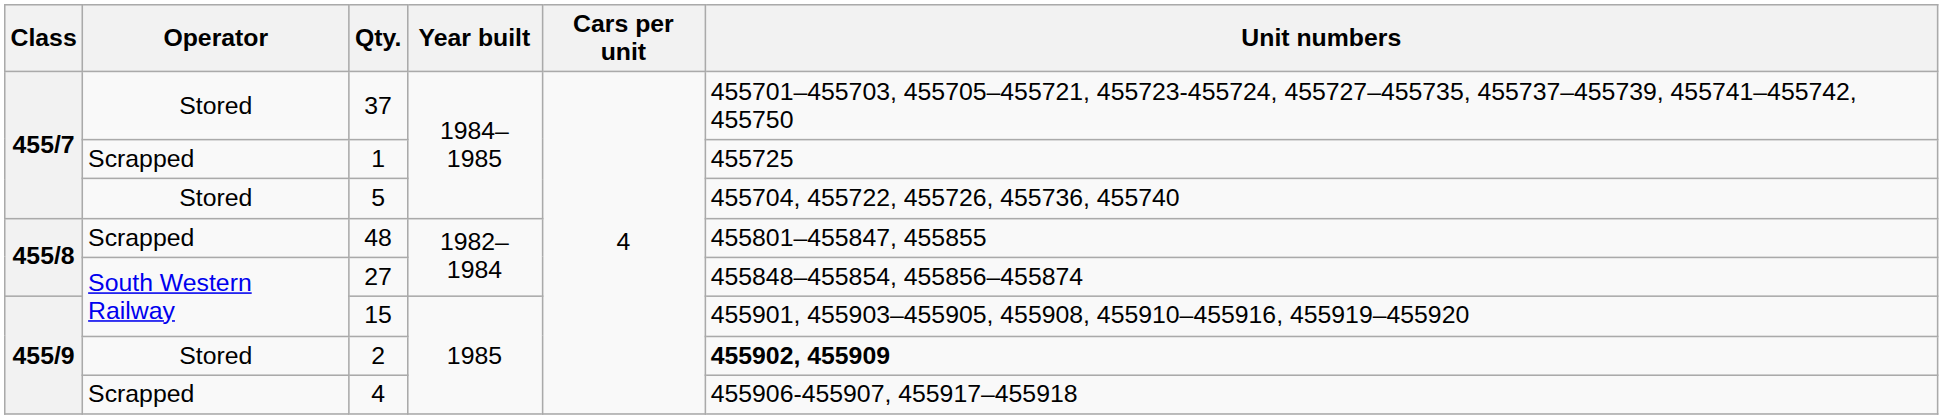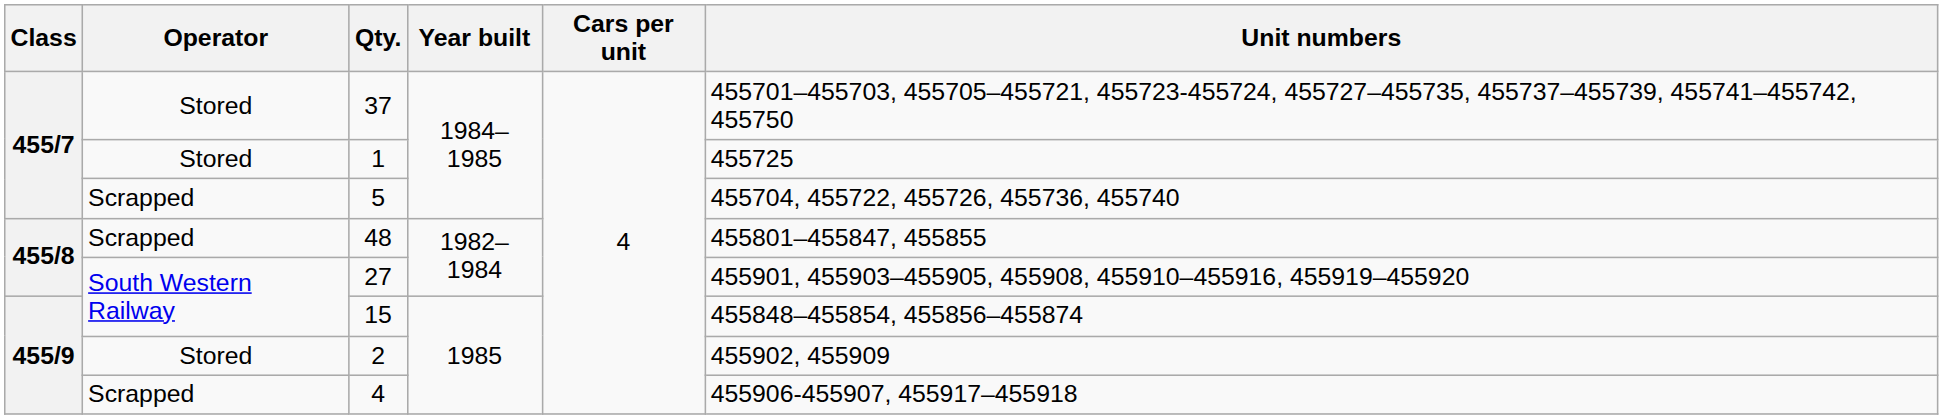(141, 158) Scrapped -> (216, 158) Stored
(216, 197) Stored -> (141, 197) Scrapped
(897, 276) 455848–455854, 455856–455874 -> (1090, 276) 455901, 455903–455905, 455908, 455910–455916, 455919–455920
(1090, 315) 455901, 455903–455905, 455908, 455910–455916, 455919–455920 -> (897, 315) 455848–455854, 455856–455874
(800, 355) bold -> (800, 355) normal
